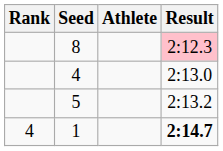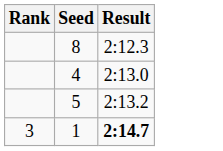- column: (130, 18)
(190, 46) pink background -> (126, 46) no background
(29, 131) 4 -> (29, 131) 3
